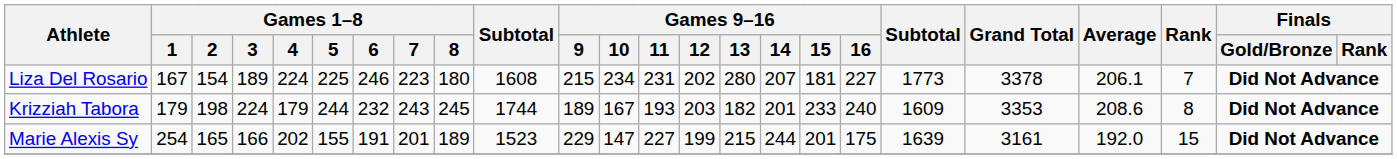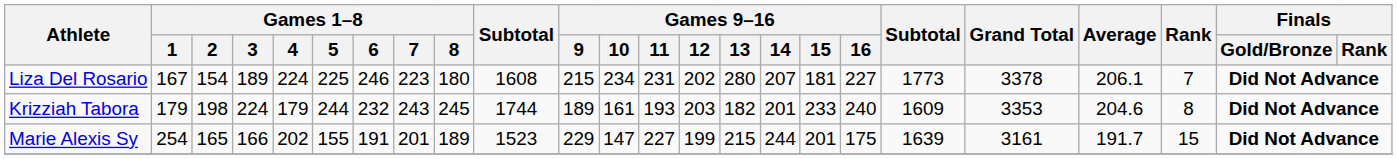(619, 109) 167 -> (619, 109) 161
(1120, 109) 208.6 -> (1120, 109) 204.6
(1120, 139) 192.0 -> (1120, 139) 191.7
